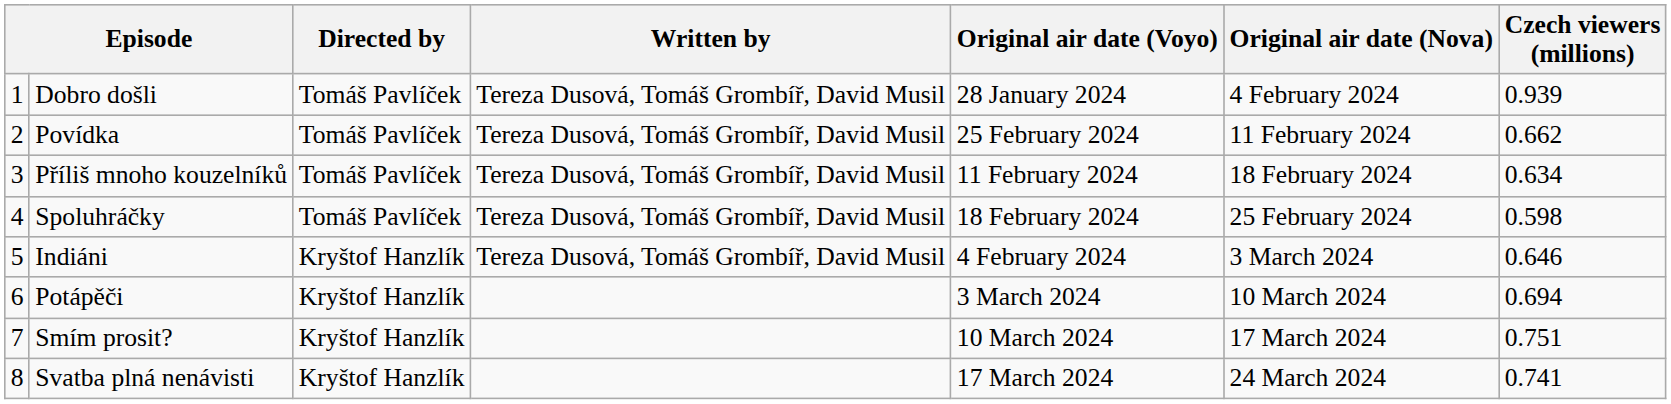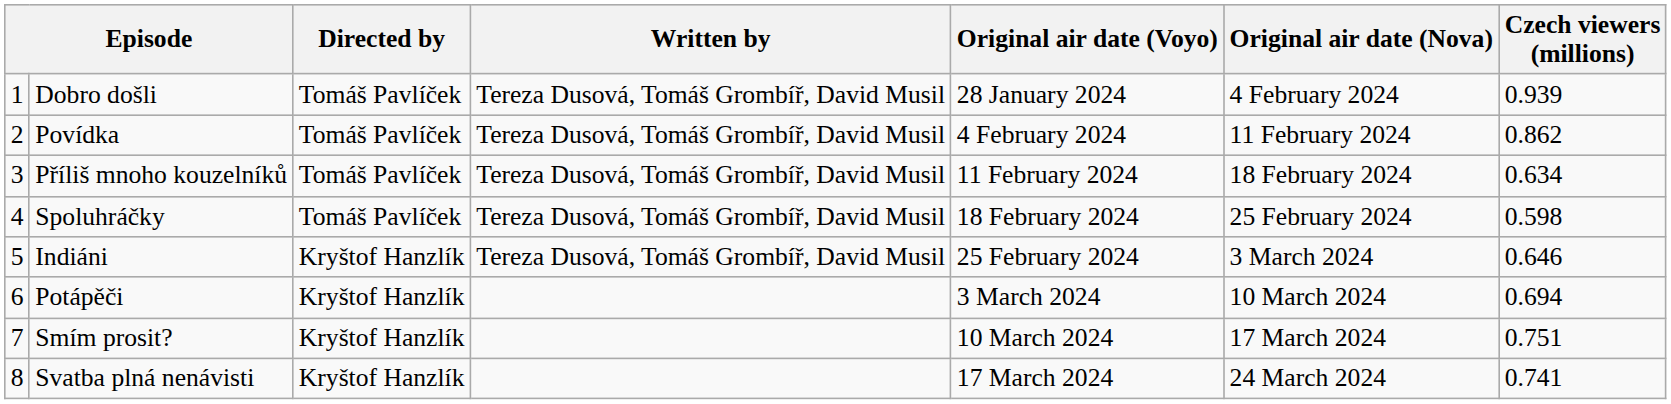(1048, 134) 25 February 2024 -> (1041, 134) 4 February 2024
(1534, 134) 0.662 -> (1534, 134) 0.862
(1041, 256) 4 February 2024 -> (1048, 256) 25 February 2024
